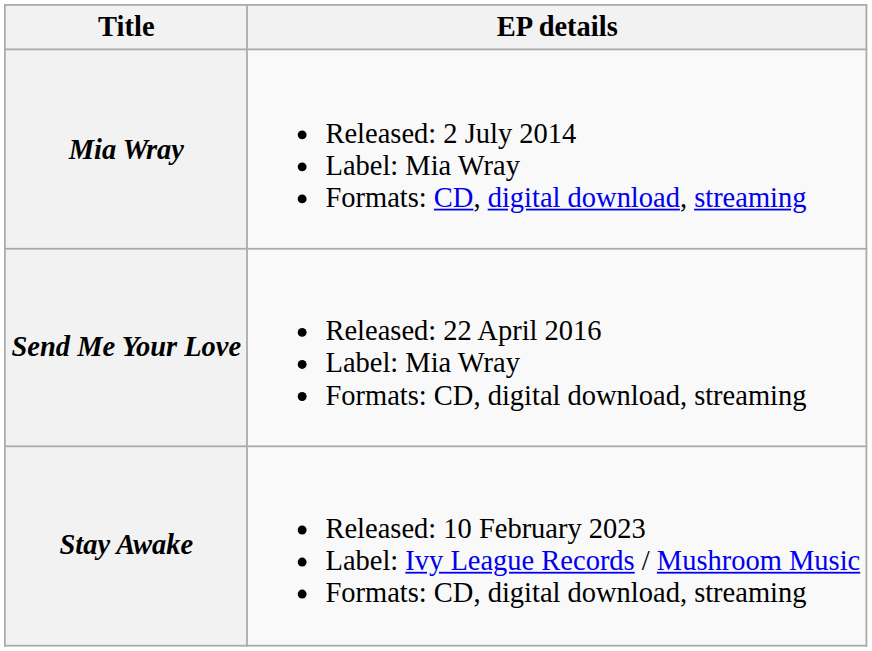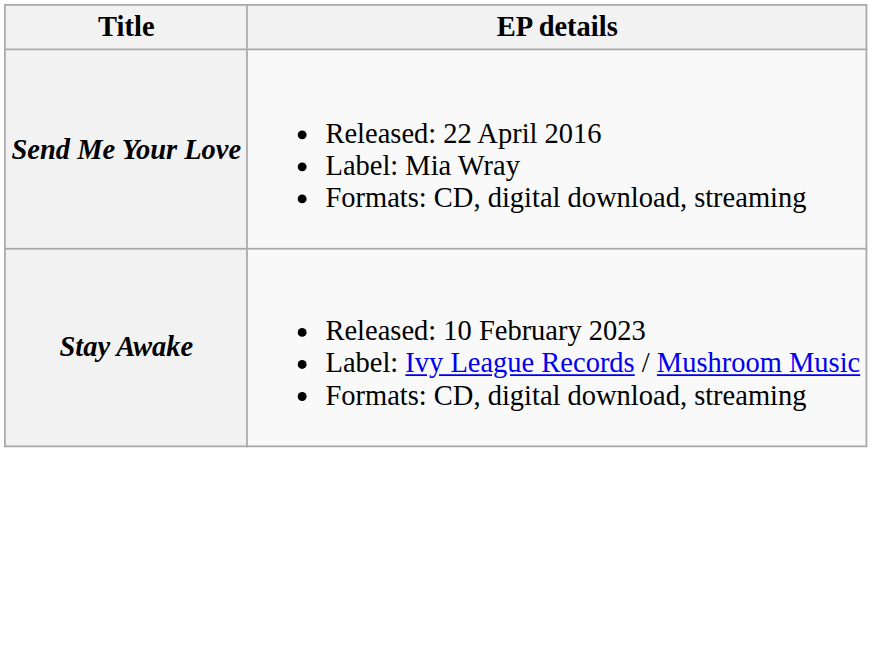- row: (126, 148)
